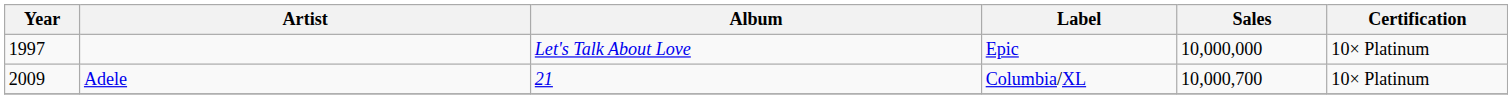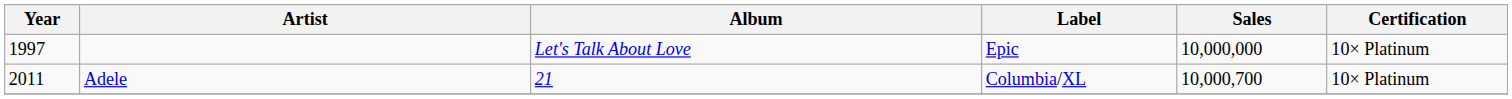(27, 79) 2009 -> (27, 79) 2011
